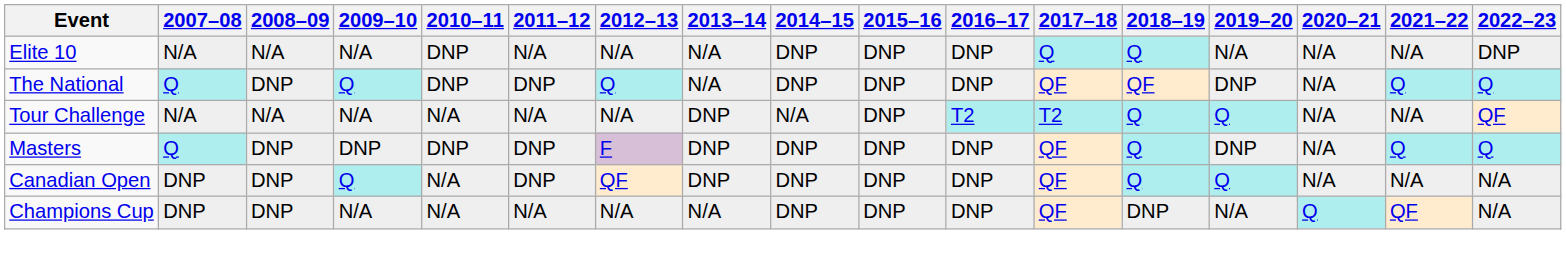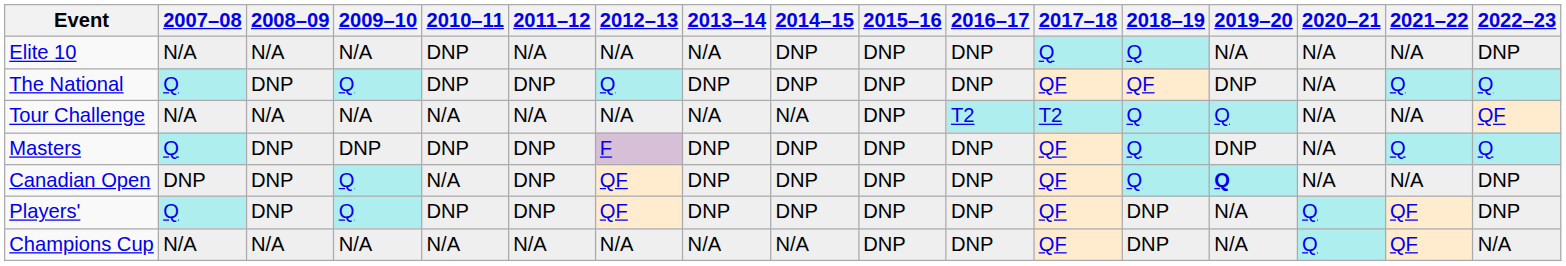(704, 84) N/A -> (709, 84) DNP
(709, 116) DNP -> (704, 116) N/A
(1222, 180) normal -> (1222, 180) bold
(1494, 180) N/A -> (1499, 180) DNP
+ row: (45, 212)
(184, 212) DNP -> (180, 244) N/A
(272, 212) DNP -> (268, 244) N/A
(797, 212) DNP -> (792, 244) N/A
